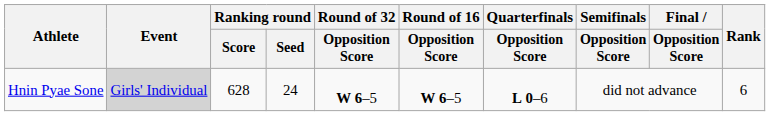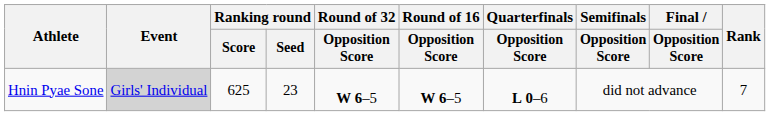(239, 89) 628 -> (239, 89) 625
(290, 89) 24 -> (290, 89) 23
(744, 89) 6 -> (744, 89) 7
